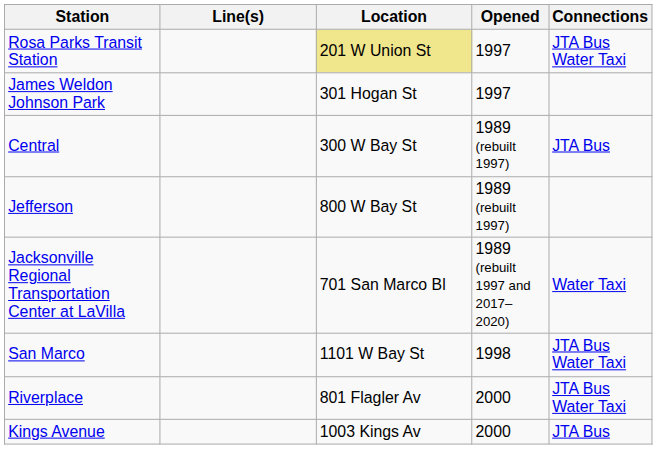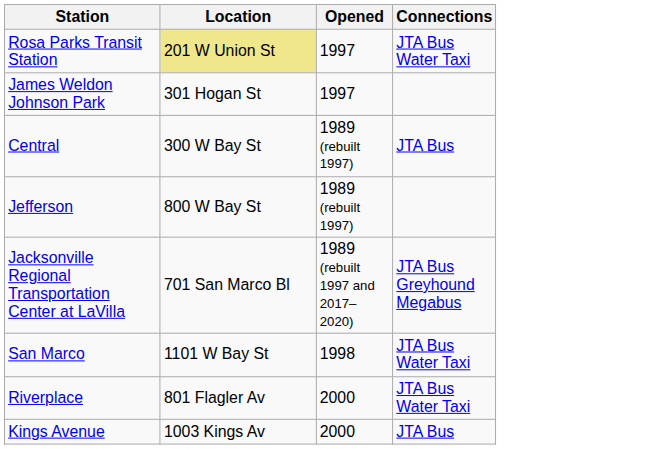- column: (238, 17)
(589, 285) Water Taxi -> (436, 285) JTA Bus Greyhound Megabus
